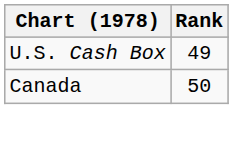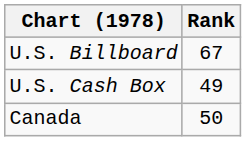+ row: (94, 54)
